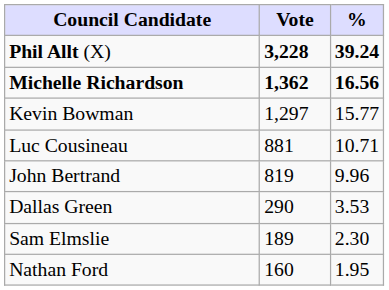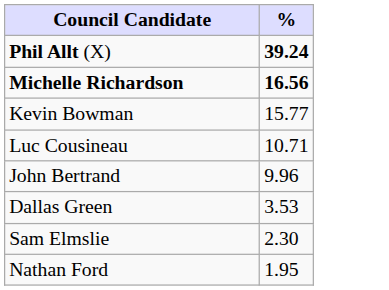- column: (295, 20)
